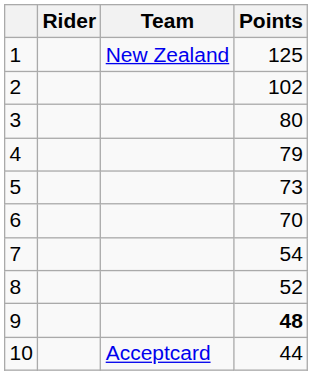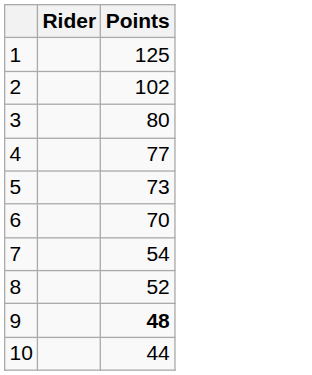- column: (167, 21)
(291, 154) 79 -> (158, 154) 77
